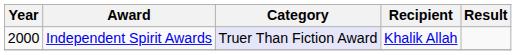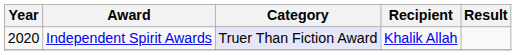(24, 38) 2000 -> (24, 38) 2020
